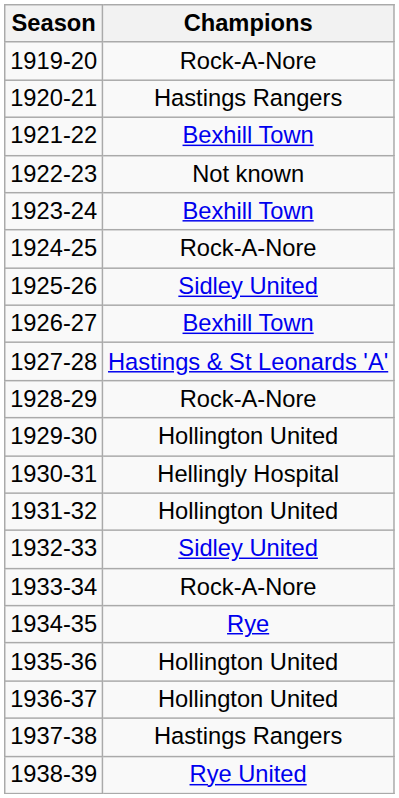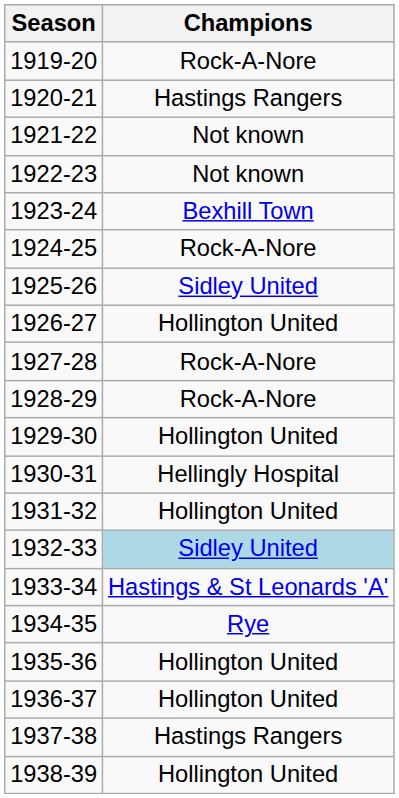(248, 135) Bexhill Town -> (248, 135) Not known
(248, 323) Bexhill Town -> (248, 323) Hollington United
(248, 361) Hastings & St Leonards 'A' -> (248, 361) Rock-A-Nore
(248, 549) no background -> (248, 549) lightblue background
(248, 586) Rock-A-Nore -> (248, 586) Hastings & St Leonards 'A'
(248, 774) Rye United -> (248, 774) Hollington United
